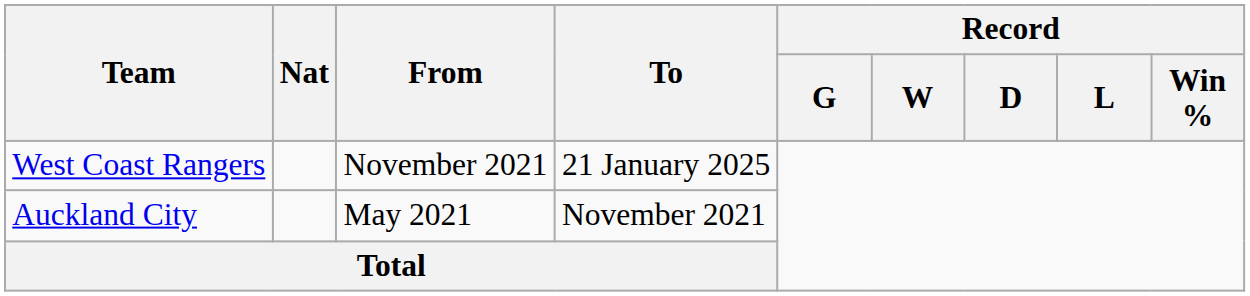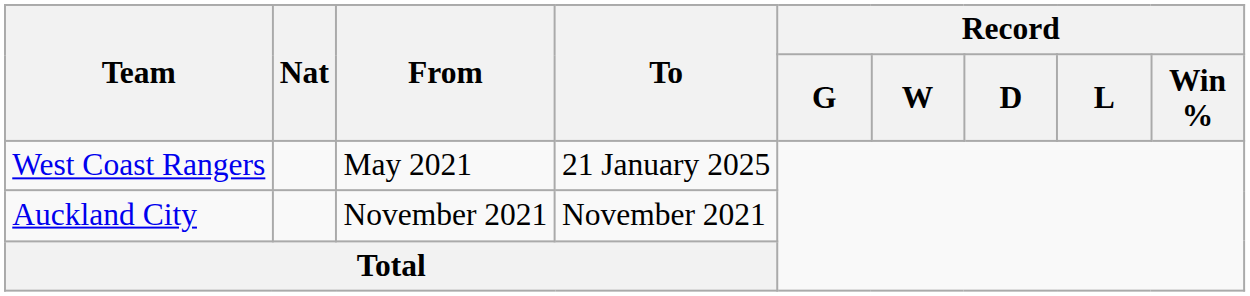(445, 164) November 2021 -> (408, 164) May 2021
(408, 214) May 2021 -> (445, 214) November 2021
